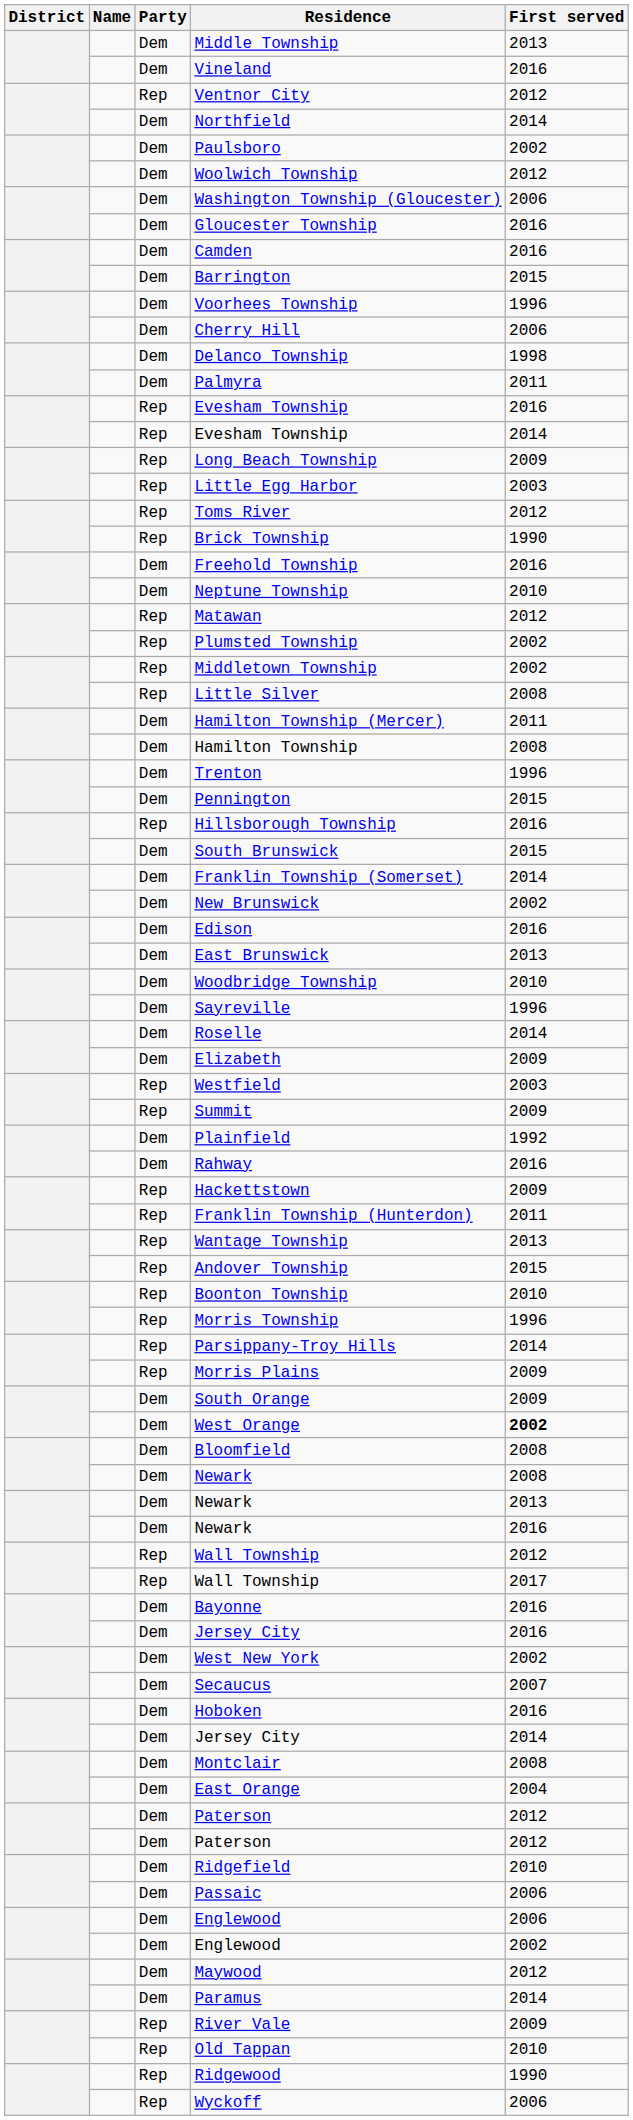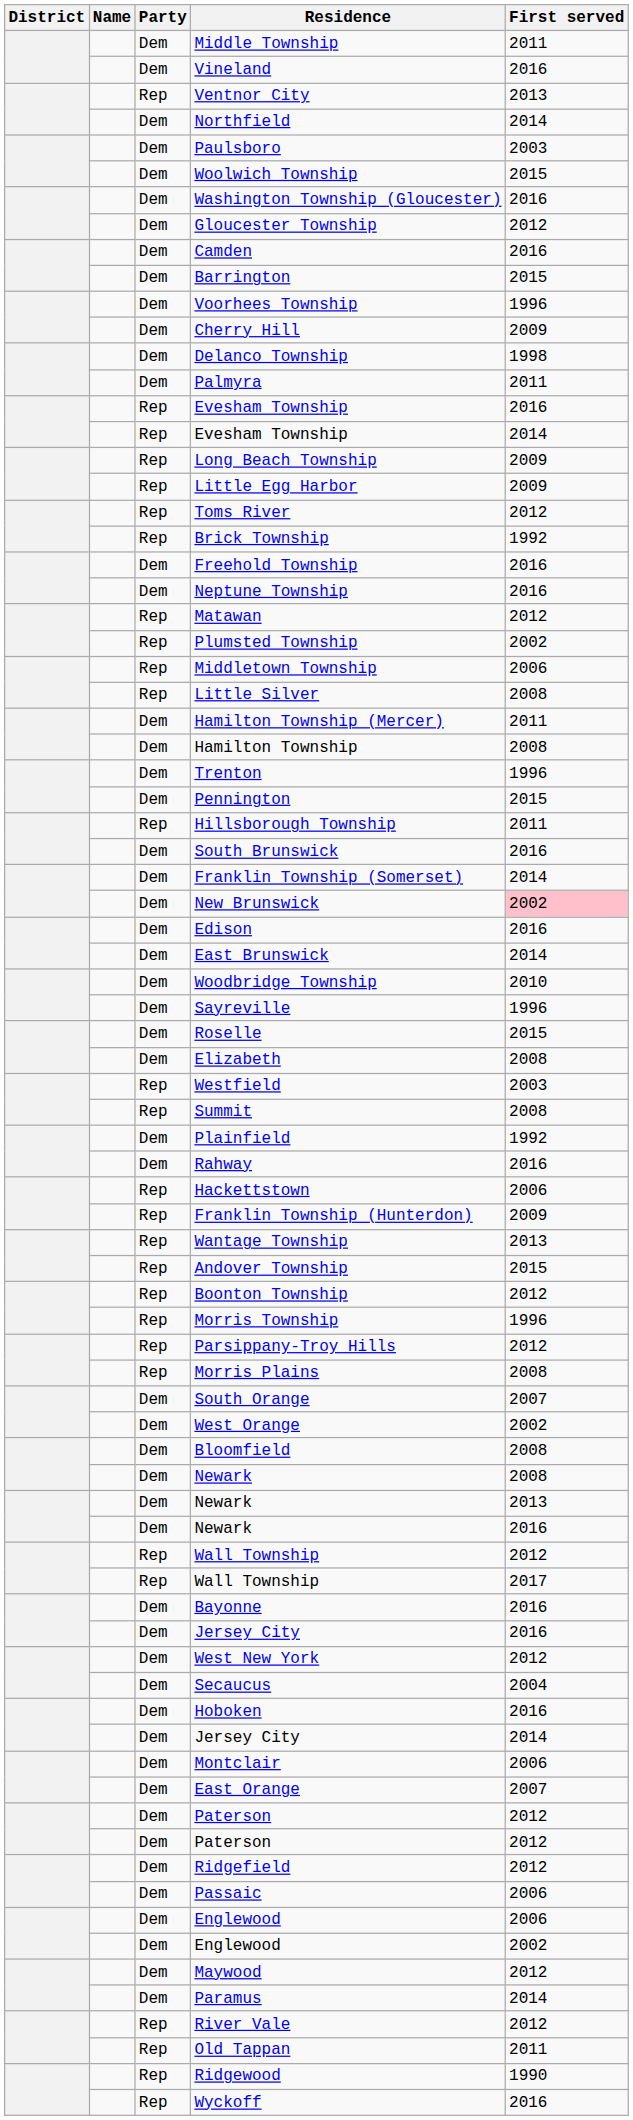(528, 44) 2013 -> (528, 44) 2011
(528, 96) 2012 -> (528, 96) 2013
(528, 148) 2002 -> (528, 148) 2003
(528, 174) 2012 -> (528, 174) 2015
(528, 200) 2006 -> (528, 200) 2016
(528, 226) 2016 -> (528, 226) 2012
(528, 330) 2006 -> (528, 330) 2009
(528, 487) 2003 -> (528, 487) 2009
(528, 539) 1990 -> (528, 539) 1992
(528, 591) 2010 -> (528, 591) 2016
(528, 669) 2002 -> (528, 669) 2006
(528, 826) 2016 -> (528, 826) 2011
(528, 852) 2015 -> (528, 852) 2016
(528, 904) no background -> (528, 904) pink background
(528, 956) 2013 -> (528, 956) 2014
(528, 1034) 2014 -> (528, 1034) 2015
(528, 1060) 2009 -> (528, 1060) 2008
(528, 1112) 2009 -> (528, 1112) 2008
(528, 1190) 2009 -> (528, 1190) 2006
(528, 1216) 2011 -> (528, 1216) 2009
(528, 1295) 2010 -> (528, 1295) 2012
(528, 1347) 2014 -> (528, 1347) 2012
(528, 1373) 2009 -> (528, 1373) 2008
(528, 1399) 2009 -> (528, 1399) 2007
(528, 1425) bold -> (528, 1425) normal
(528, 1659) 2002 -> (528, 1659) 2012
(528, 1686) 2007 -> (528, 1686) 2004
(528, 1764) 2008 -> (528, 1764) 2006
(528, 1790) 2004 -> (528, 1790) 2007
(528, 1868) 2010 -> (528, 1868) 2012
(528, 2024) 2009 -> (528, 2024) 2012
(528, 2050) 2010 -> (528, 2050) 2011
(528, 2102) 2006 -> (528, 2102) 2016
